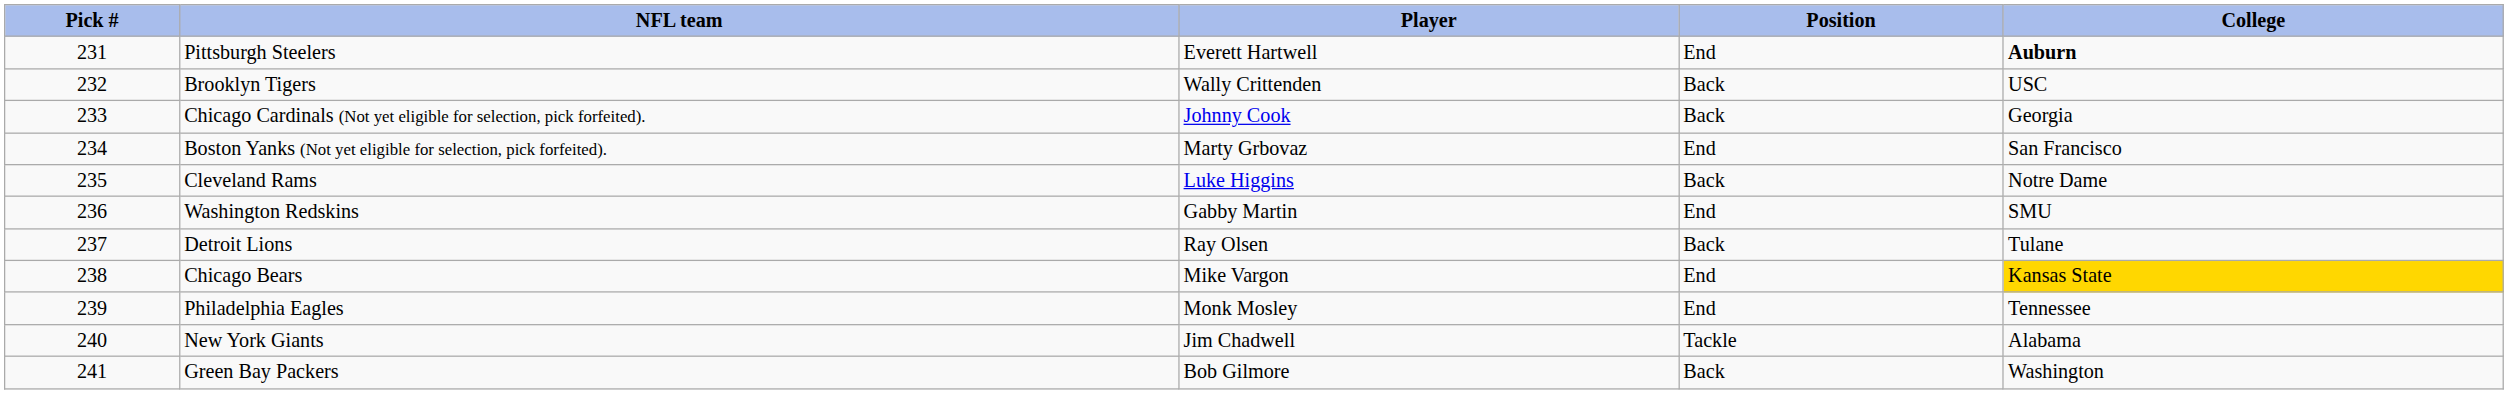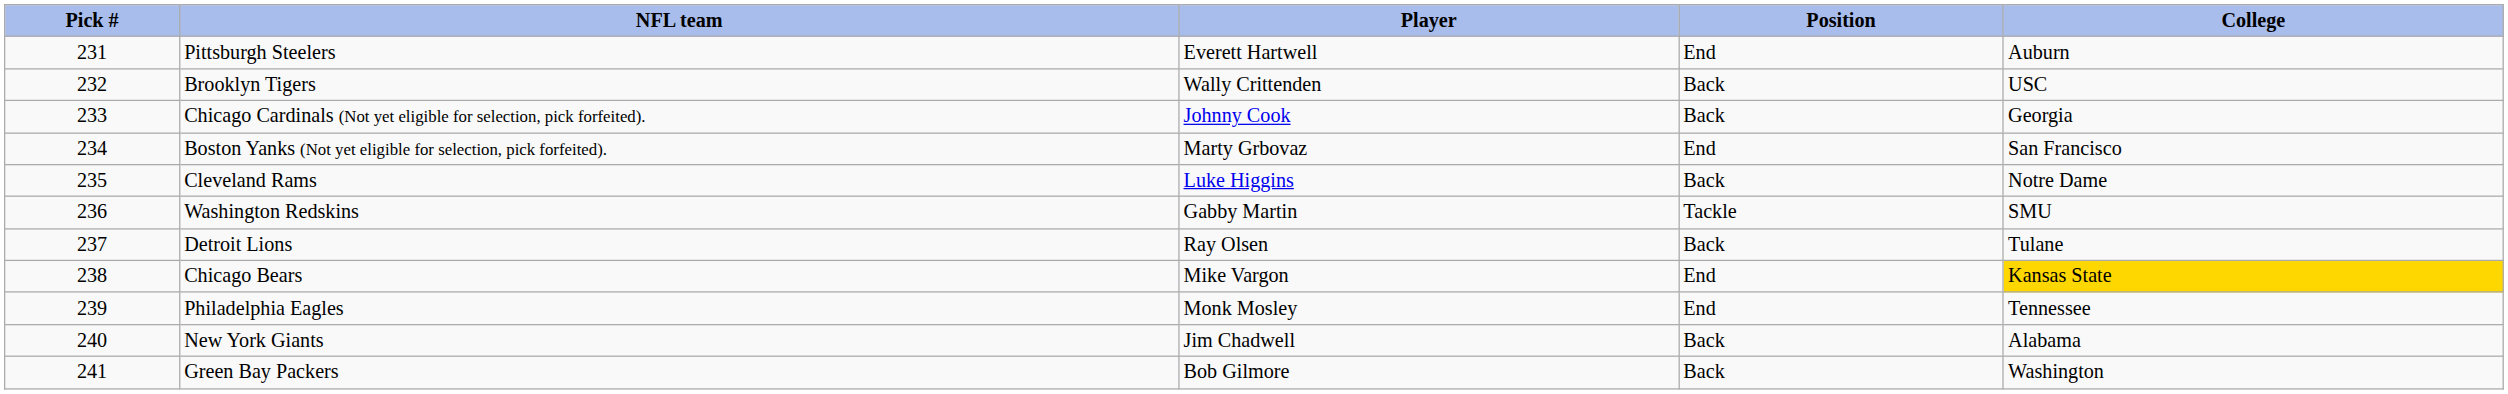(2042, 52) bold -> (2039, 52) normal
(1700, 212) End -> (1710, 212) Tackle
(1710, 340) Tackle -> (1704, 340) Back
